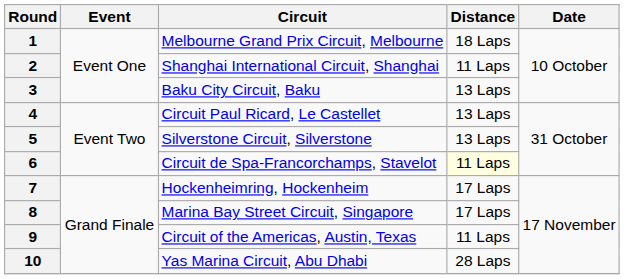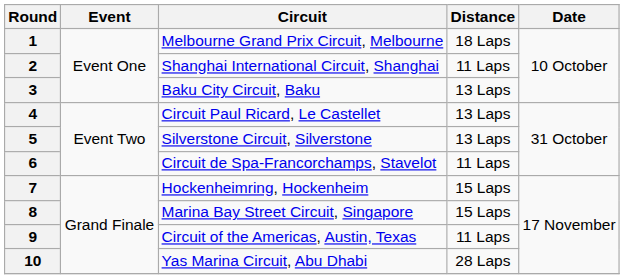(483, 163) lightyellow background -> (483, 163) no background
(483, 187) 17 Laps -> (483, 187) 15 Laps
(483, 212) 17 Laps -> (483, 212) 15 Laps
